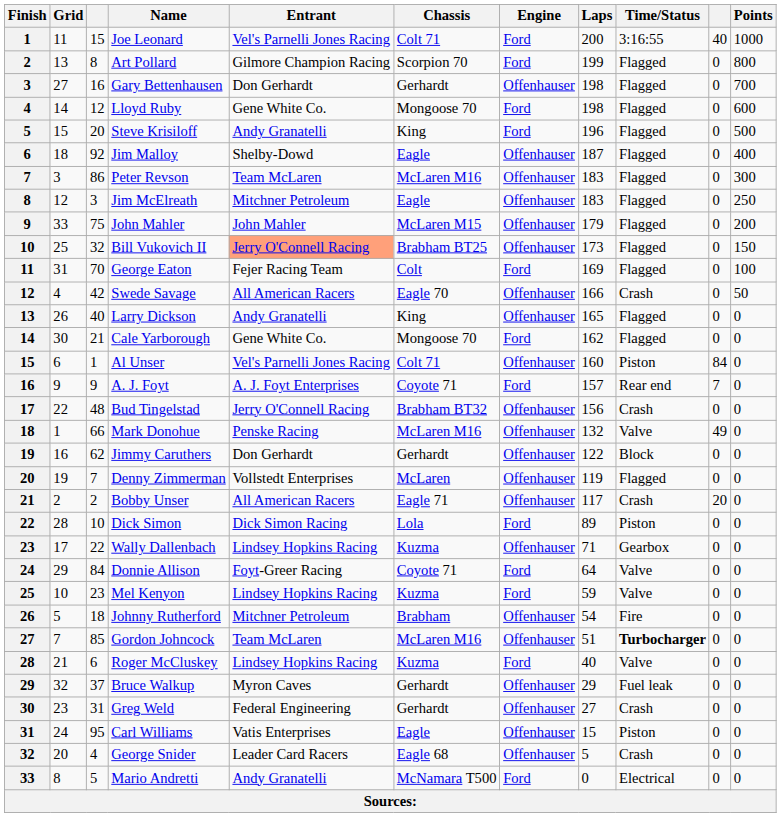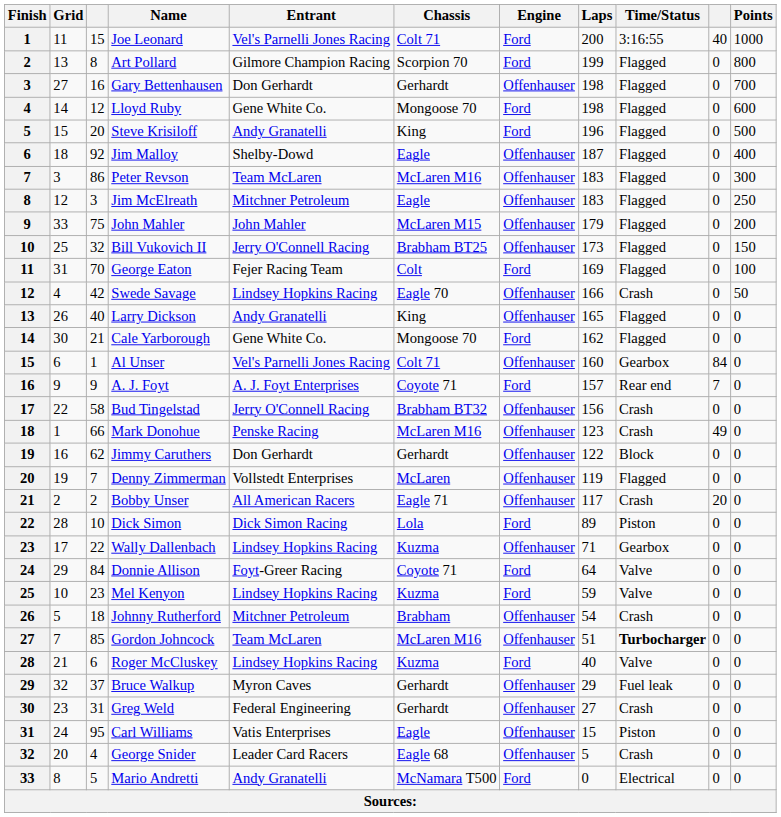(301, 246) lightsalmon background -> (301, 246) no background
(293, 293) All American Racers -> (305, 293) Lindsey Hopkins Racing
(637, 362) Piston -> (644, 362) Gearbox
(97, 408) 48 -> (97, 408) 58
(592, 431) 132 -> (592, 431) 123
(636, 431) Valve -> (636, 431) Crash
(631, 616) Fire -> (636, 616) Crash
